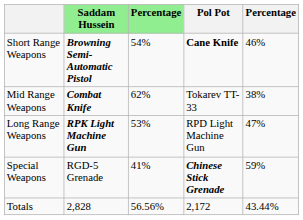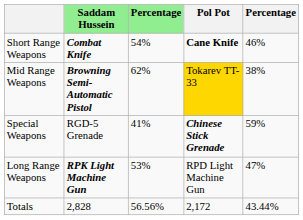(90, 60) Browning Semi-Automatic Pistol -> (84, 48) Combat Knife
(84, 101) Combat Knife -> (90, 89) Browning Semi-Automatic Pistol
(213, 101) no background -> (213, 77) gold background
rows swapped: (33, 130) <-> (26, 171)
